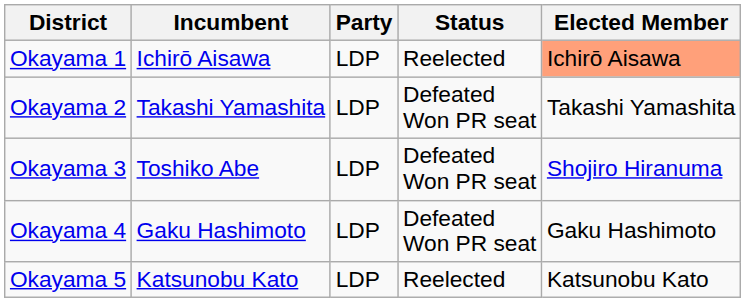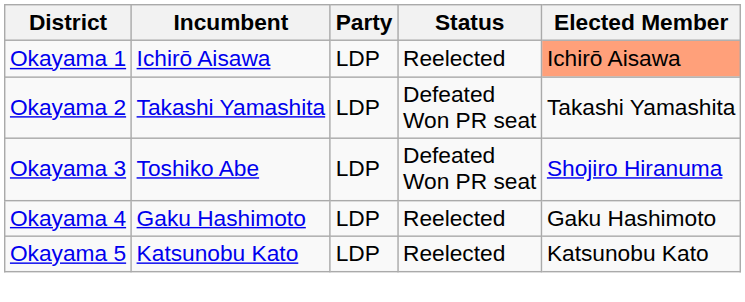(470, 230) Defeated Won PR seat -> (454, 217) Reelected
